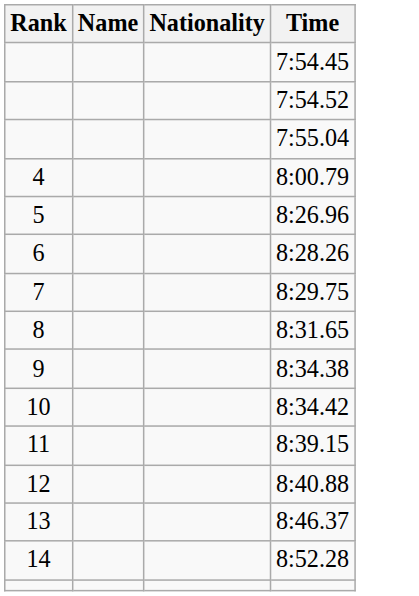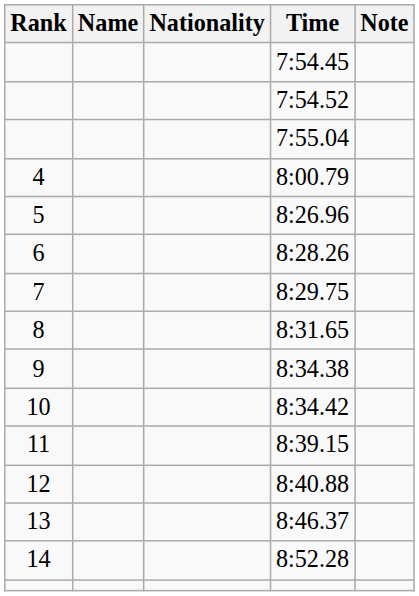+ column: (384, 23)
